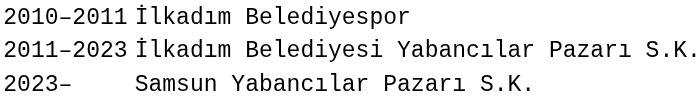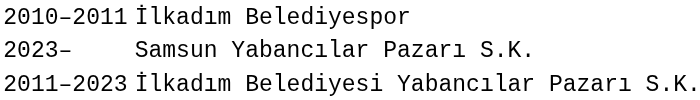rows swapped: (418, 51) <-> (335, 85)
